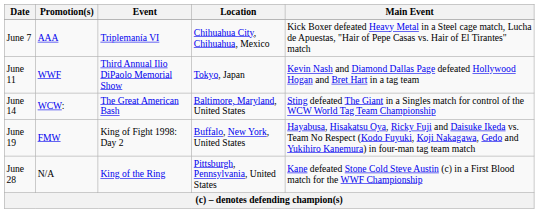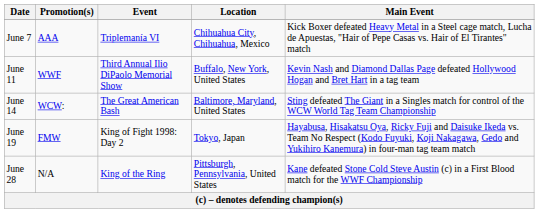(219, 74) Tokyo, Japan -> (231, 74) Buffalo, New York, United States
(231, 137) Buffalo, New York, United States -> (219, 137) Tokyo, Japan
